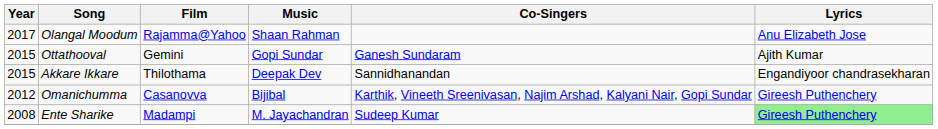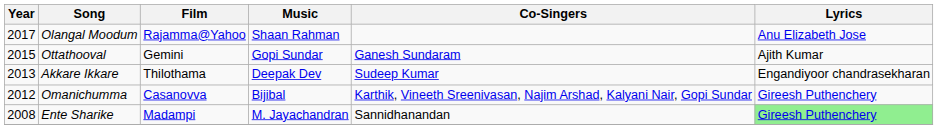(21, 74) 2015 -> (21, 74) 2013
(402, 74) Sannidhanandan -> (397, 74) Sudeep Kumar
(397, 114) Sudeep Kumar -> (402, 114) Sannidhanandan
